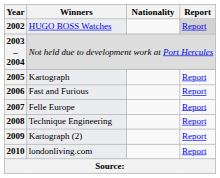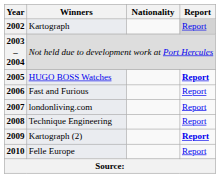(70, 26) HUGO BOSS Watches -> (49, 26) Kartograph
(49, 77) Kartograph -> (70, 77) HUGO BOSS Watches
(194, 77) normal -> (195, 77) bold
(52, 106) Felle Europe -> (60, 106) londonliving.com
(194, 136) normal -> (195, 136) bold
(60, 151) londonliving.com -> (52, 151) Felle Europe
